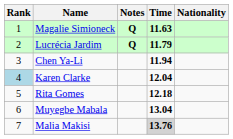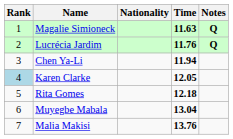columns swapped: (201, 12) <-> (132, 12)
(161, 45) 11.79 -> (185, 45) 11.76
(161, 77) 12.04 -> (185, 77) 12.05
(161, 126) lightgrey background -> (185, 126) no background
